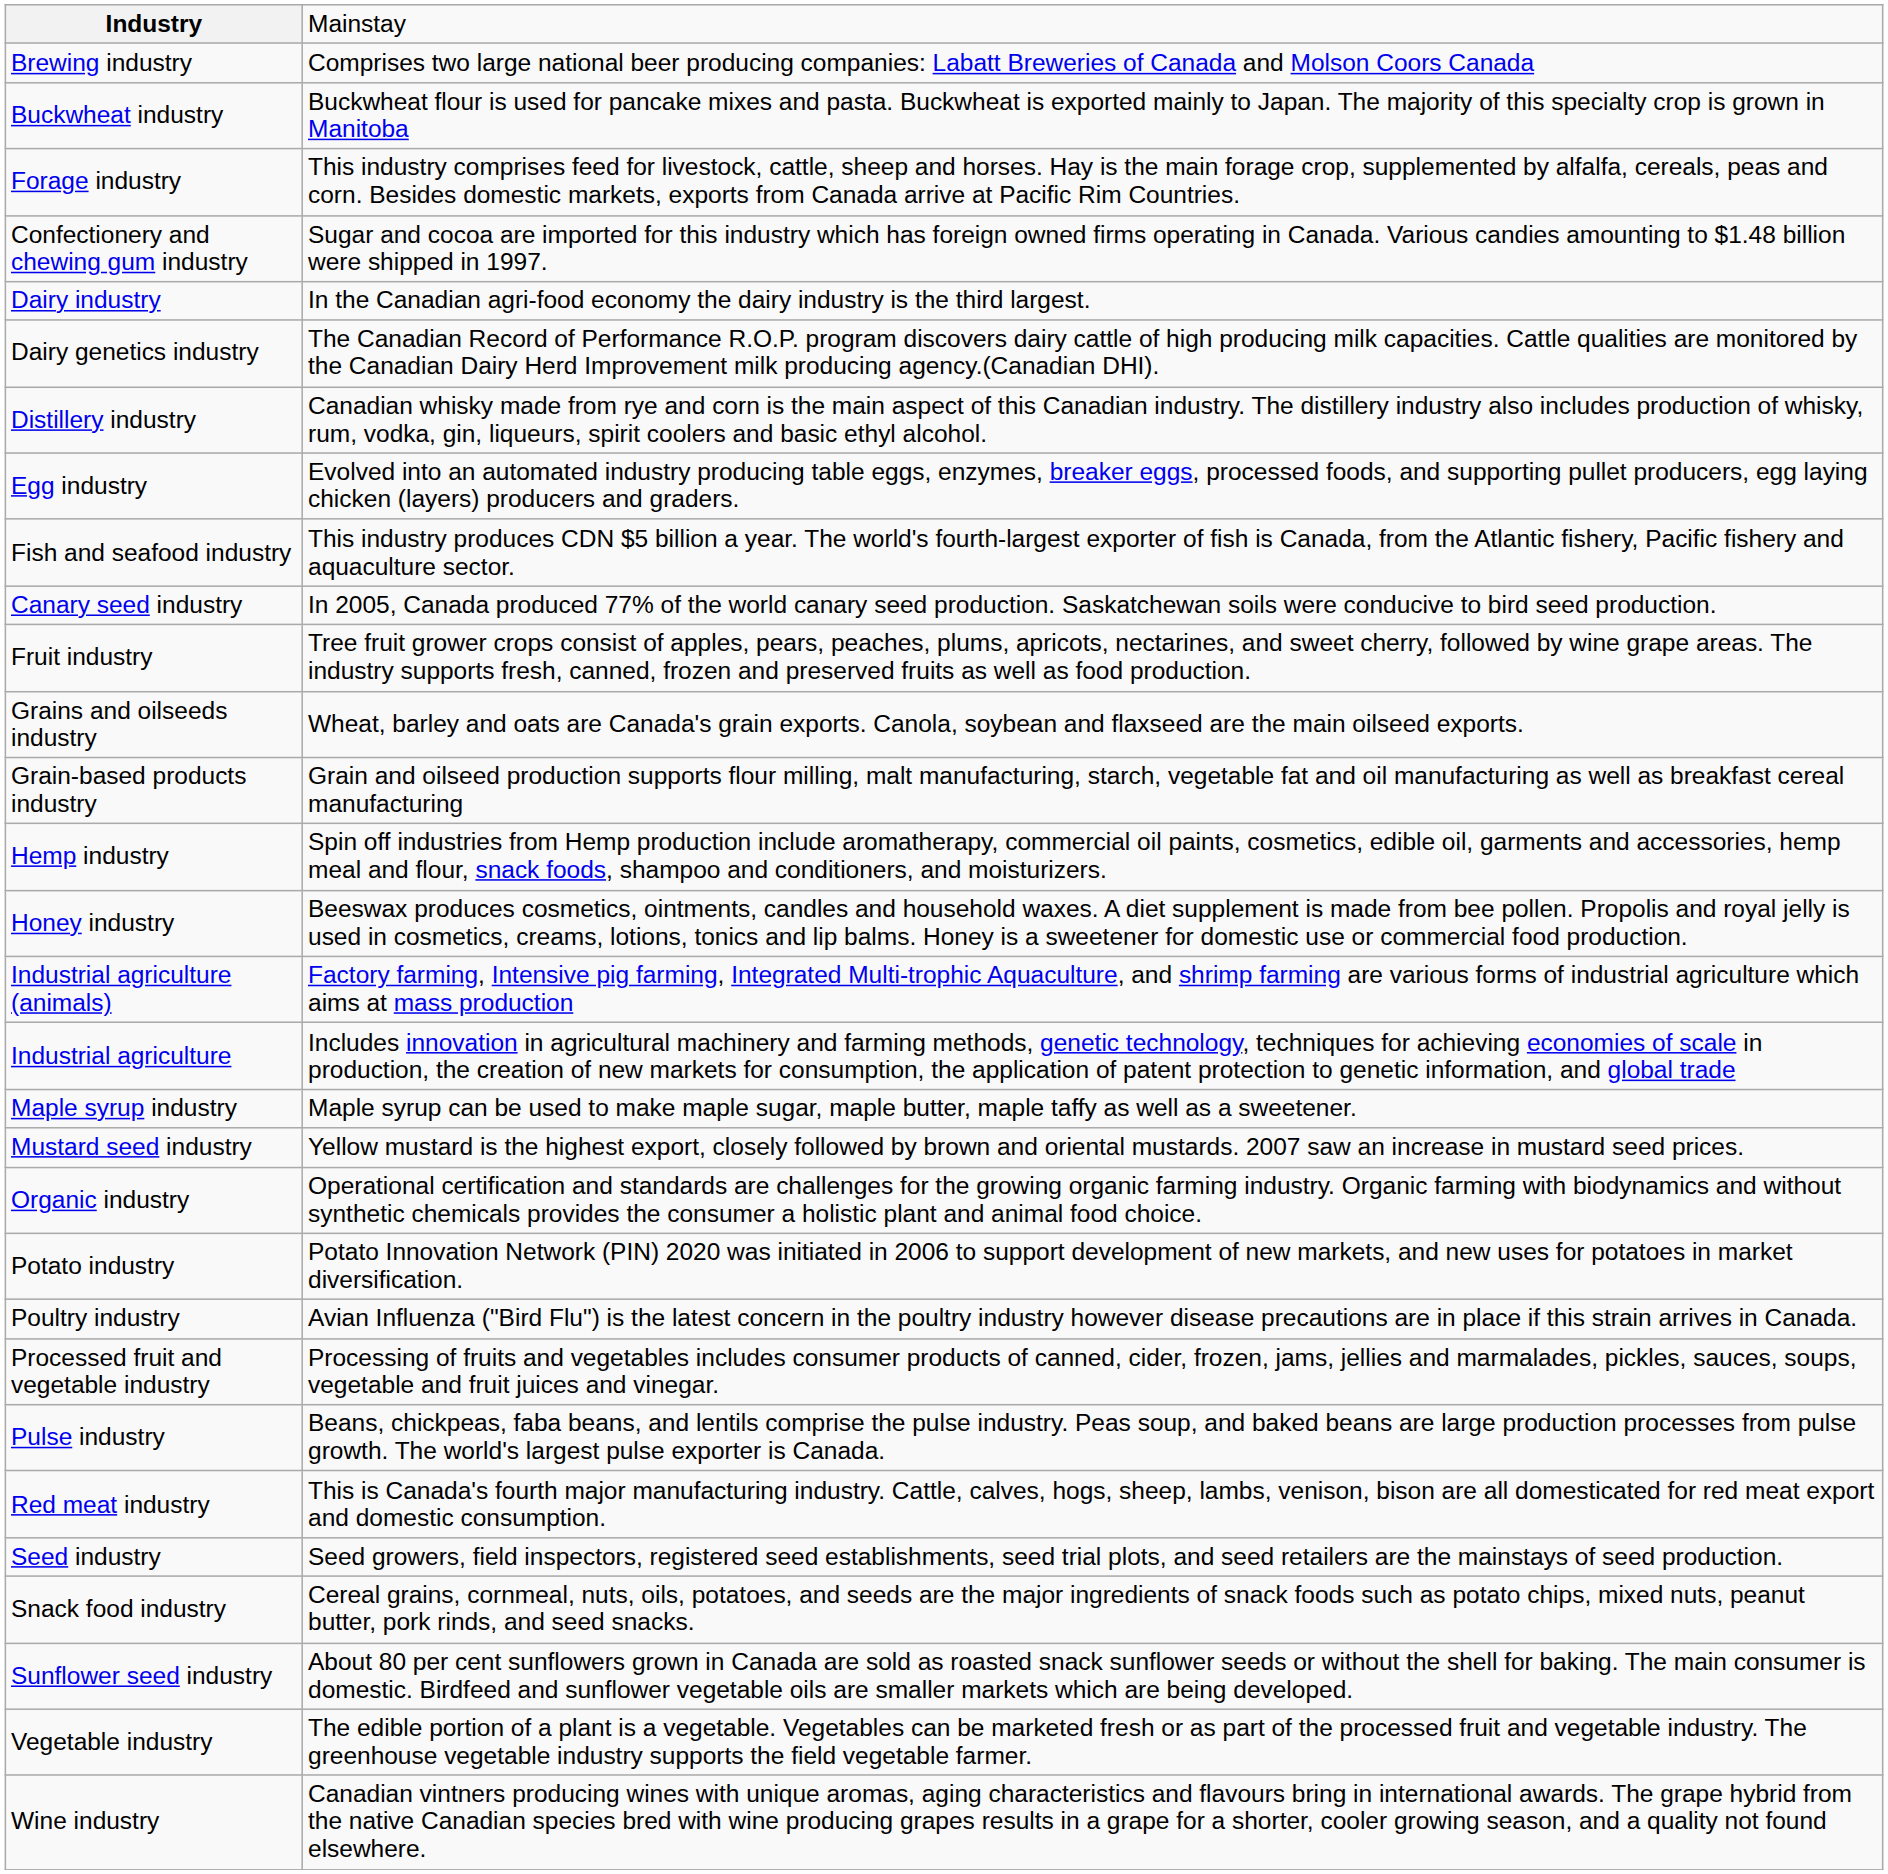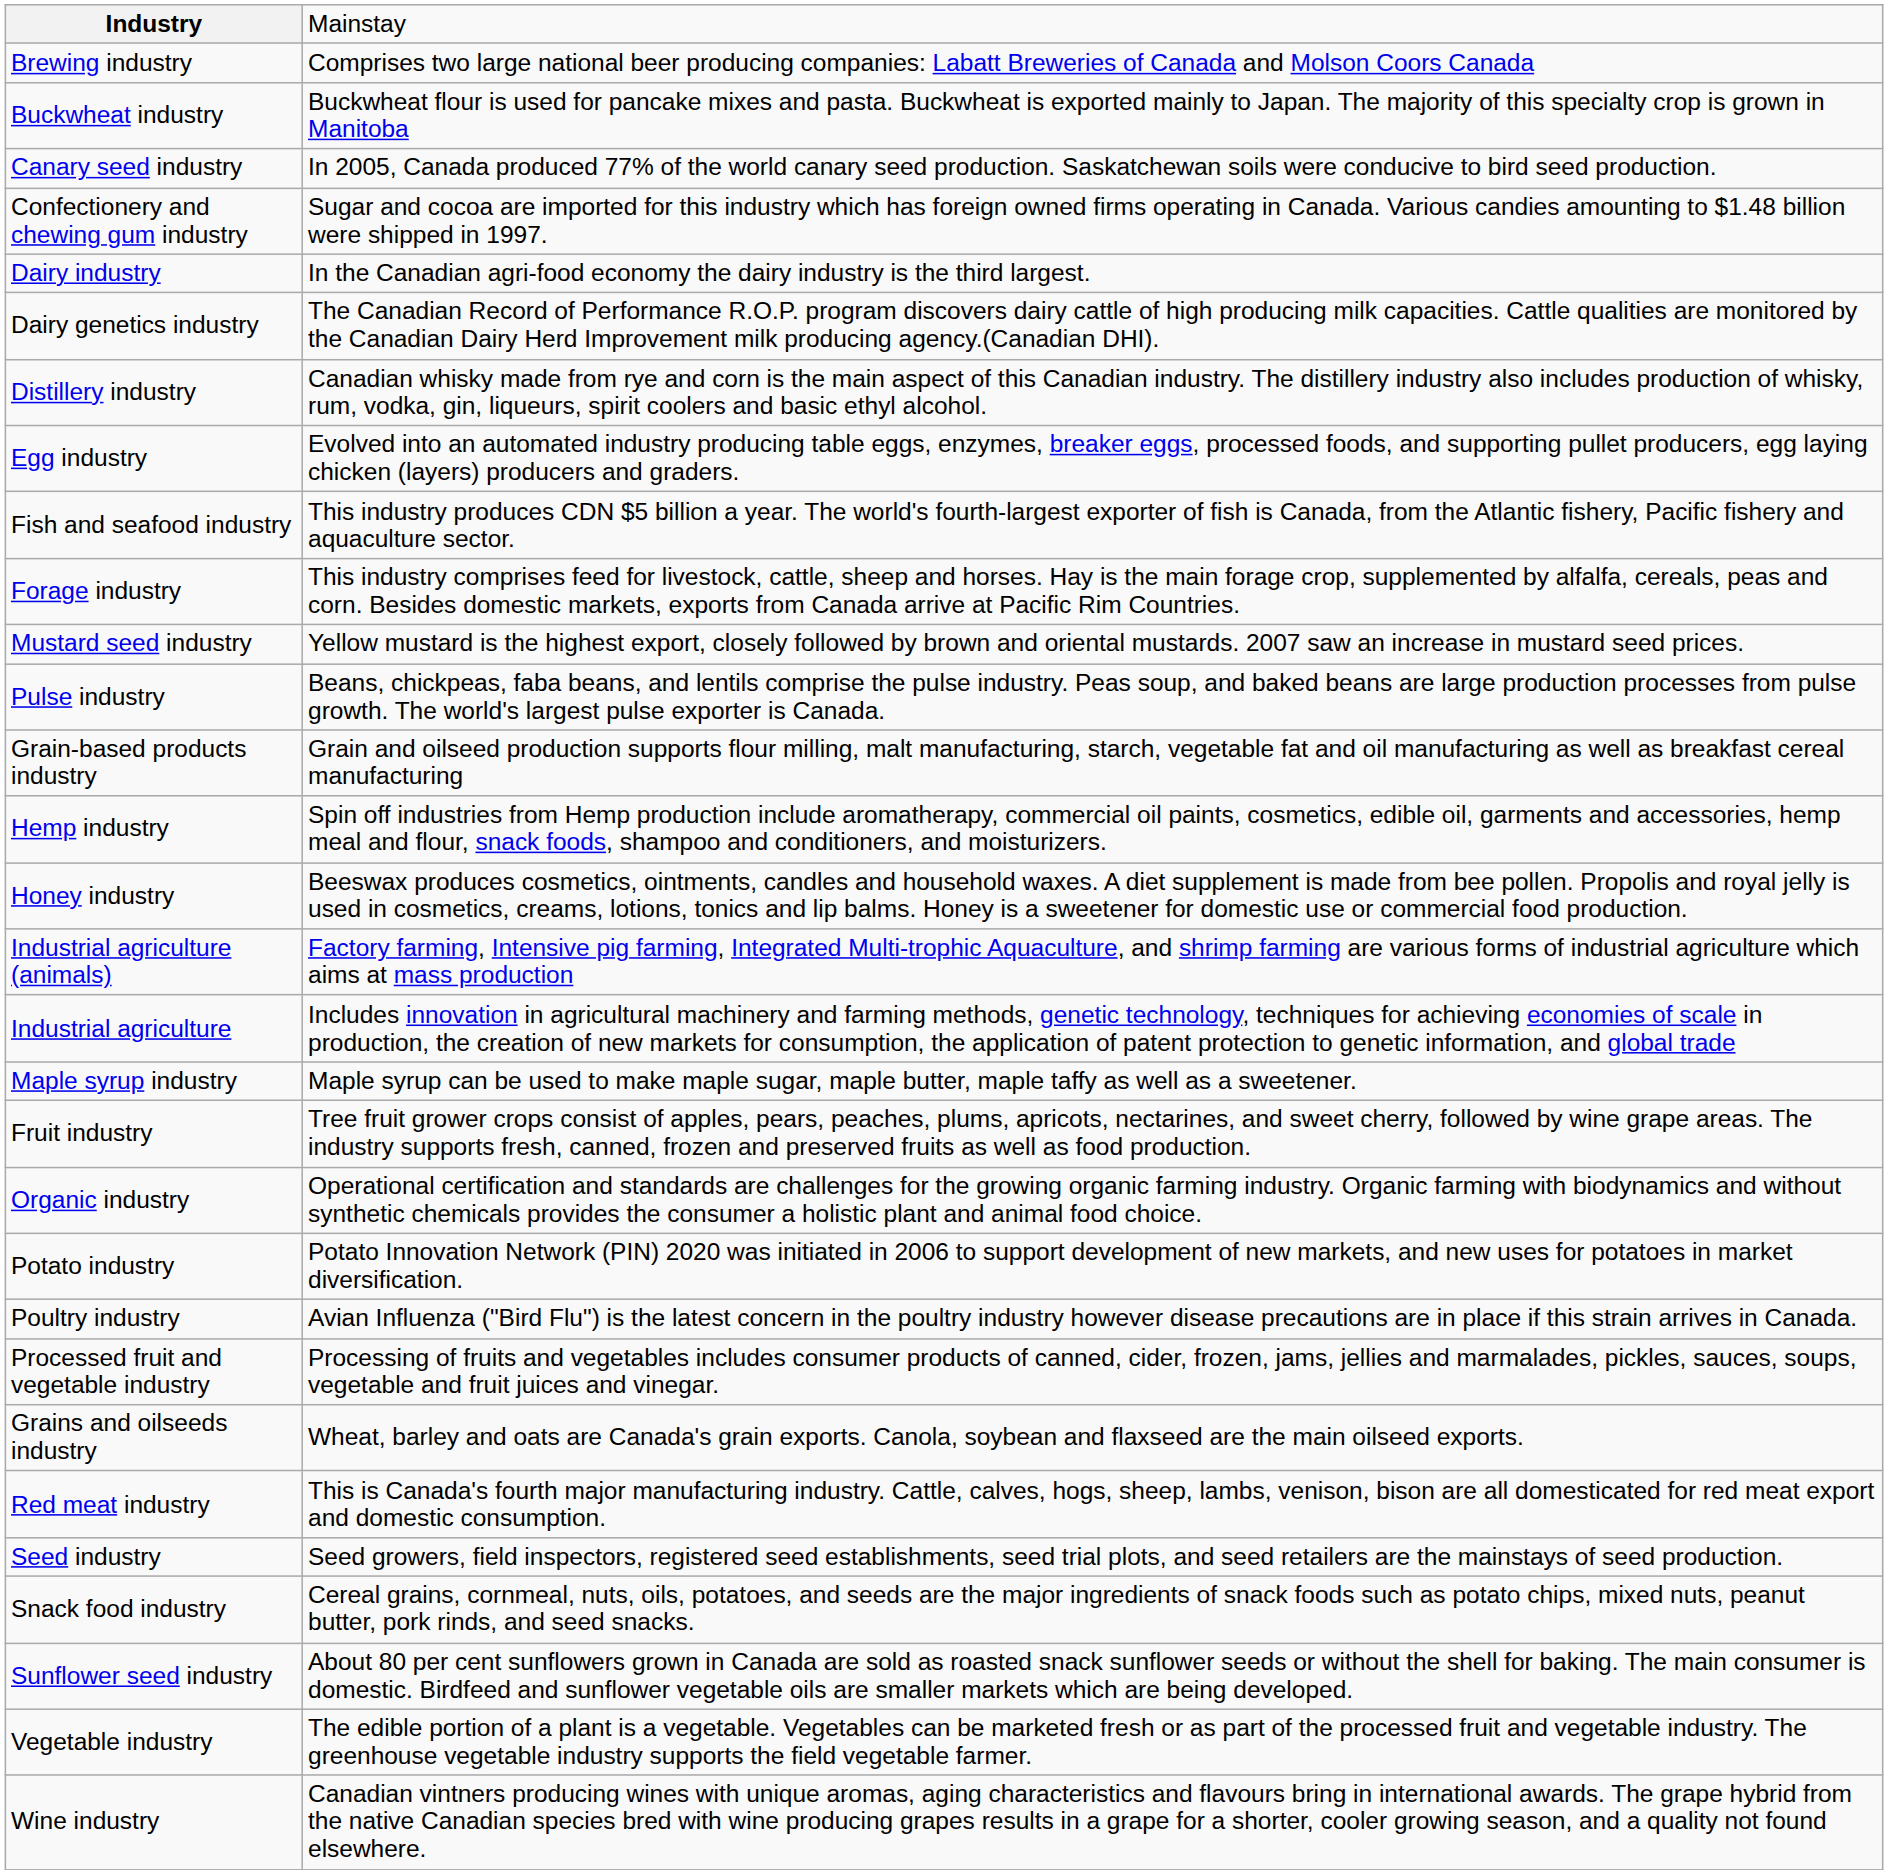rows swapped: (127, 604) <-> (96, 181)
rows swapped: (82, 657) <-> (131, 1147)
rows swapped: (119, 723) <-> (88, 1437)
